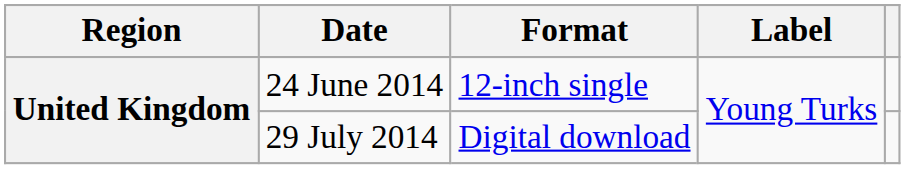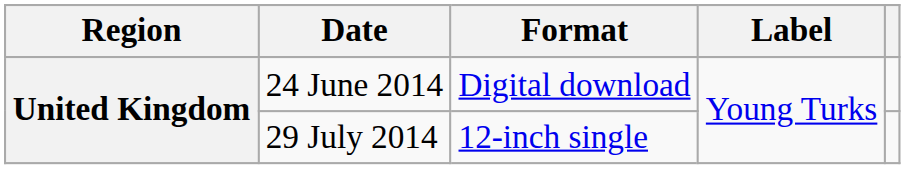(553, 83) 12-inch single -> (575, 83) Digital download
(575, 136) Digital download -> (553, 136) 12-inch single
